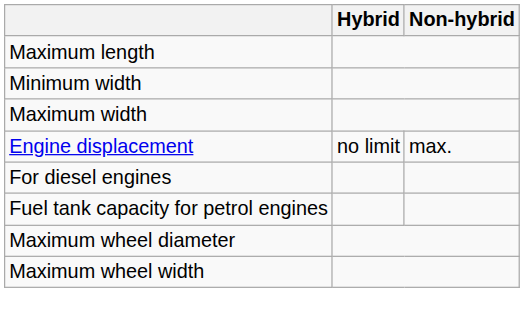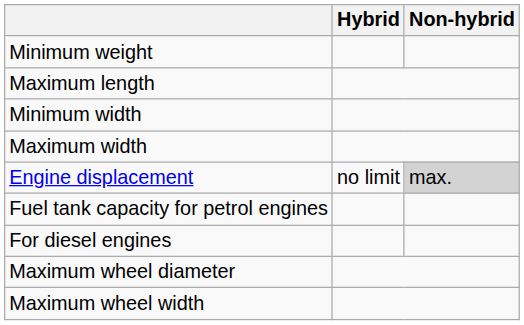+ row: (81, 51)
(431, 146) no background -> (431, 177) lightgrey background
rows swapped: (169, 209) <-> (90, 177)
